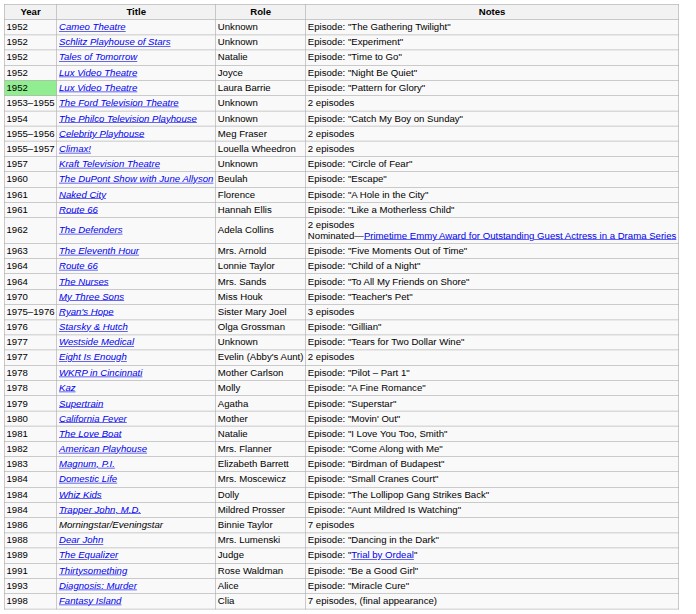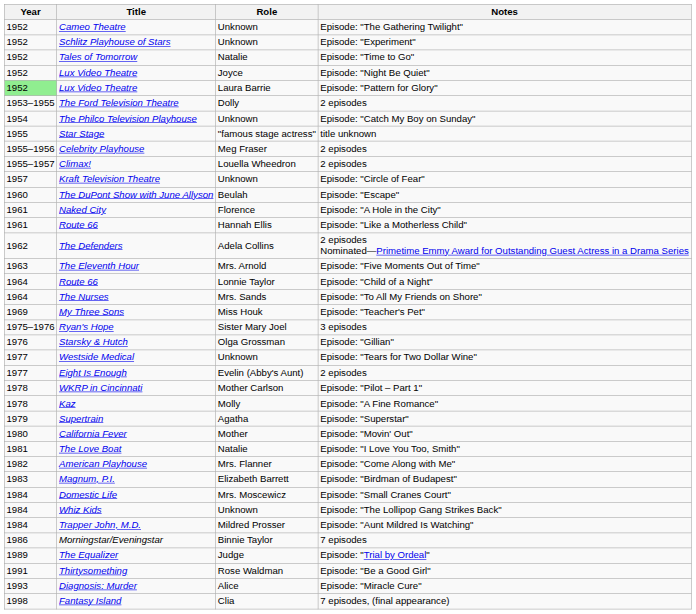(238, 103) Unknown -> (228, 103) Dolly
+ row: (82, 133)
(17, 296) 1970 -> (17, 312) 1969
(228, 494) Dolly -> (238, 510) Unknown
- row: (81, 540)
